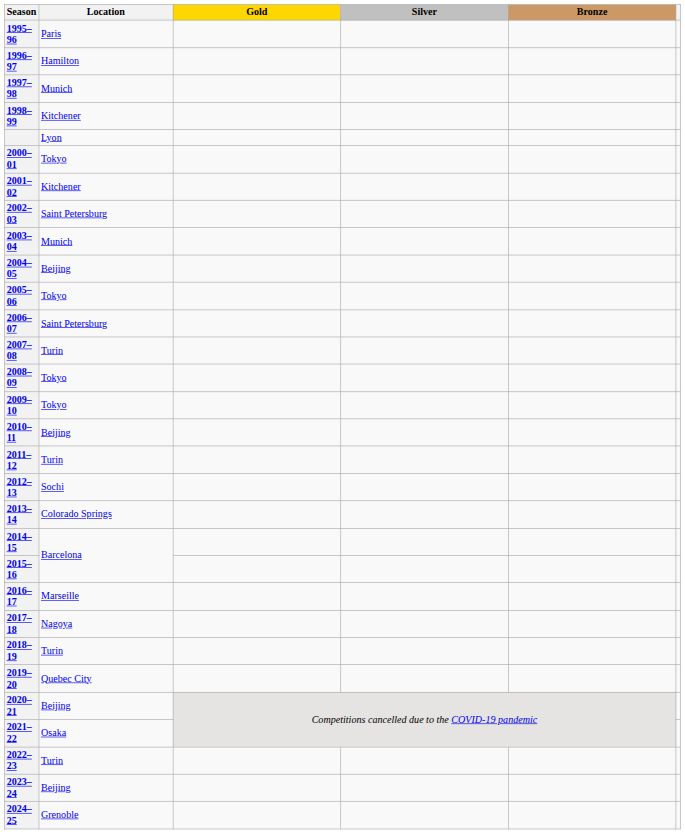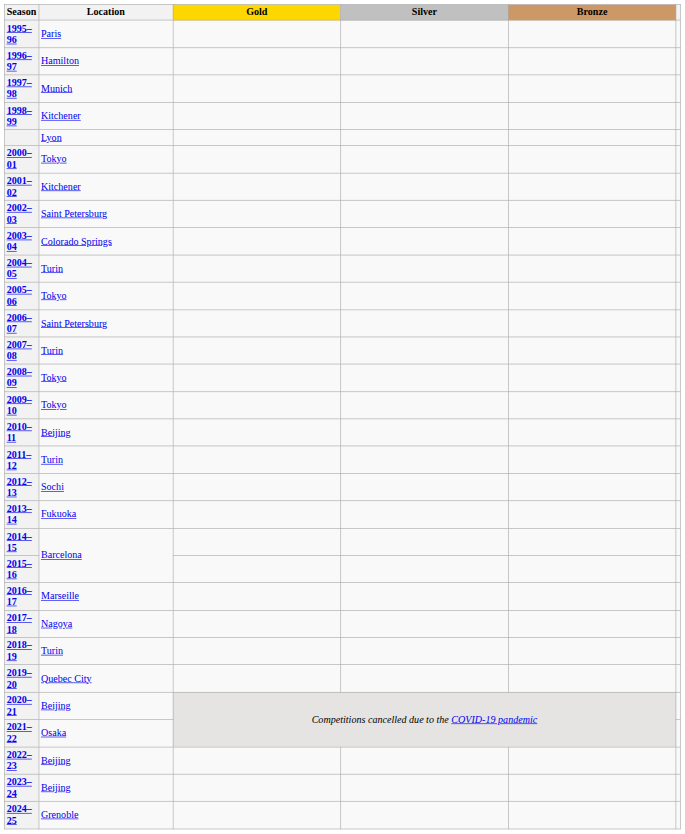(57, 241) Munich -> (76, 241) Colorado Springs
(56, 268) Beijing -> (52, 268) Turin
(76, 514) Colorado Springs -> (59, 514) Fukuoka
(52, 760) Turin -> (56, 760) Beijing
